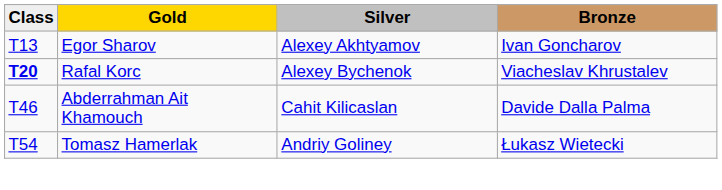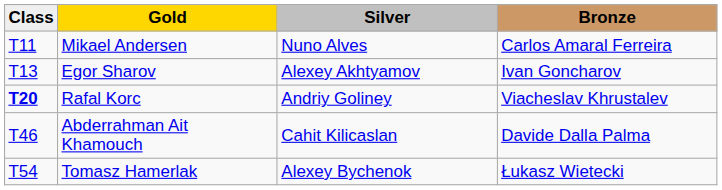+ row: (124, 44)
(346, 71) Alexey Bychenok -> (336, 98) Andriy Goliney
(336, 144) Andriy Goliney -> (346, 171) Alexey Bychenok
